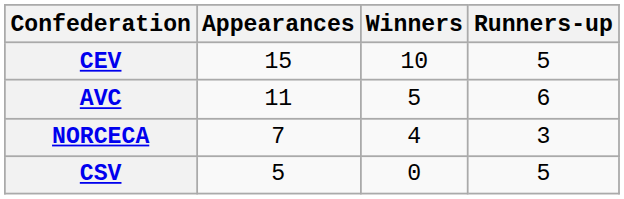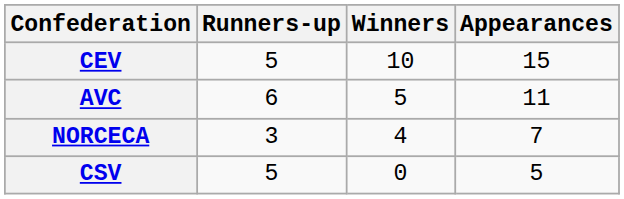columns swapped: (278, 24) <-> (543, 24)
